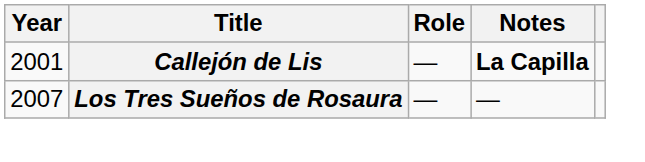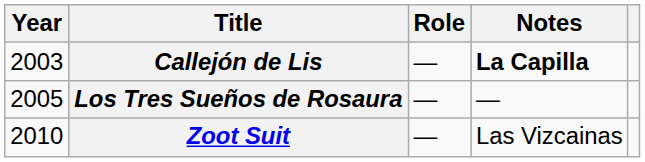(37, 61) 2001 -> (37, 61) 2003
(37, 99) 2007 -> (37, 99) 2005
+ row: (238, 136)
